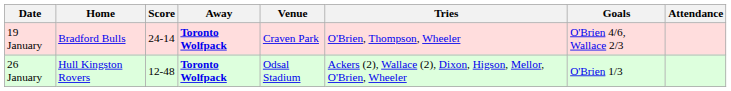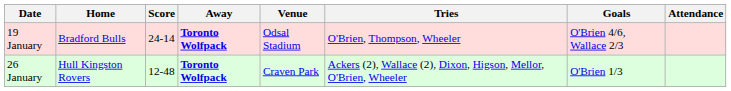(291, 38) Craven Park -> (282, 38) Odsal Stadium
(282, 70) Odsal Stadium -> (291, 70) Craven Park
